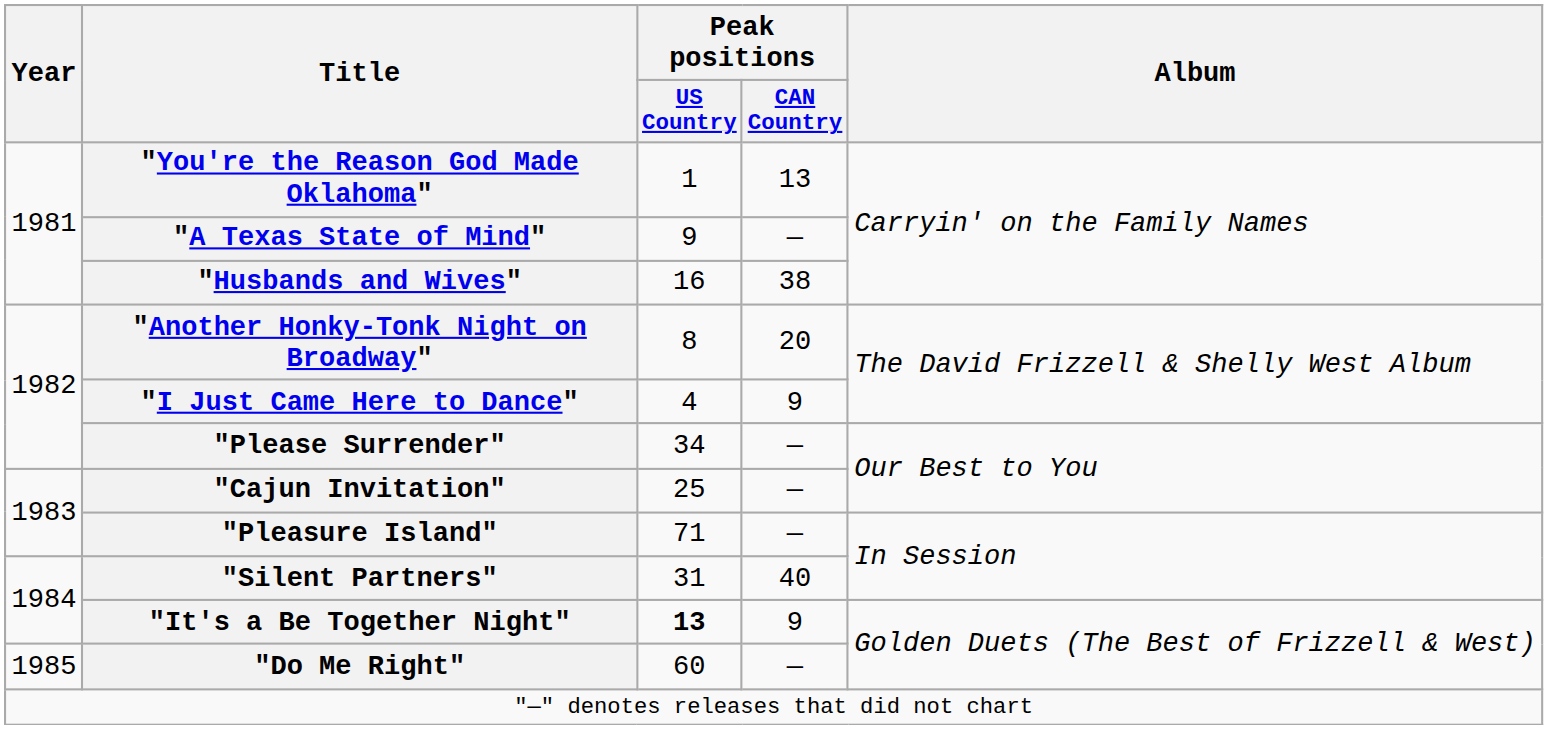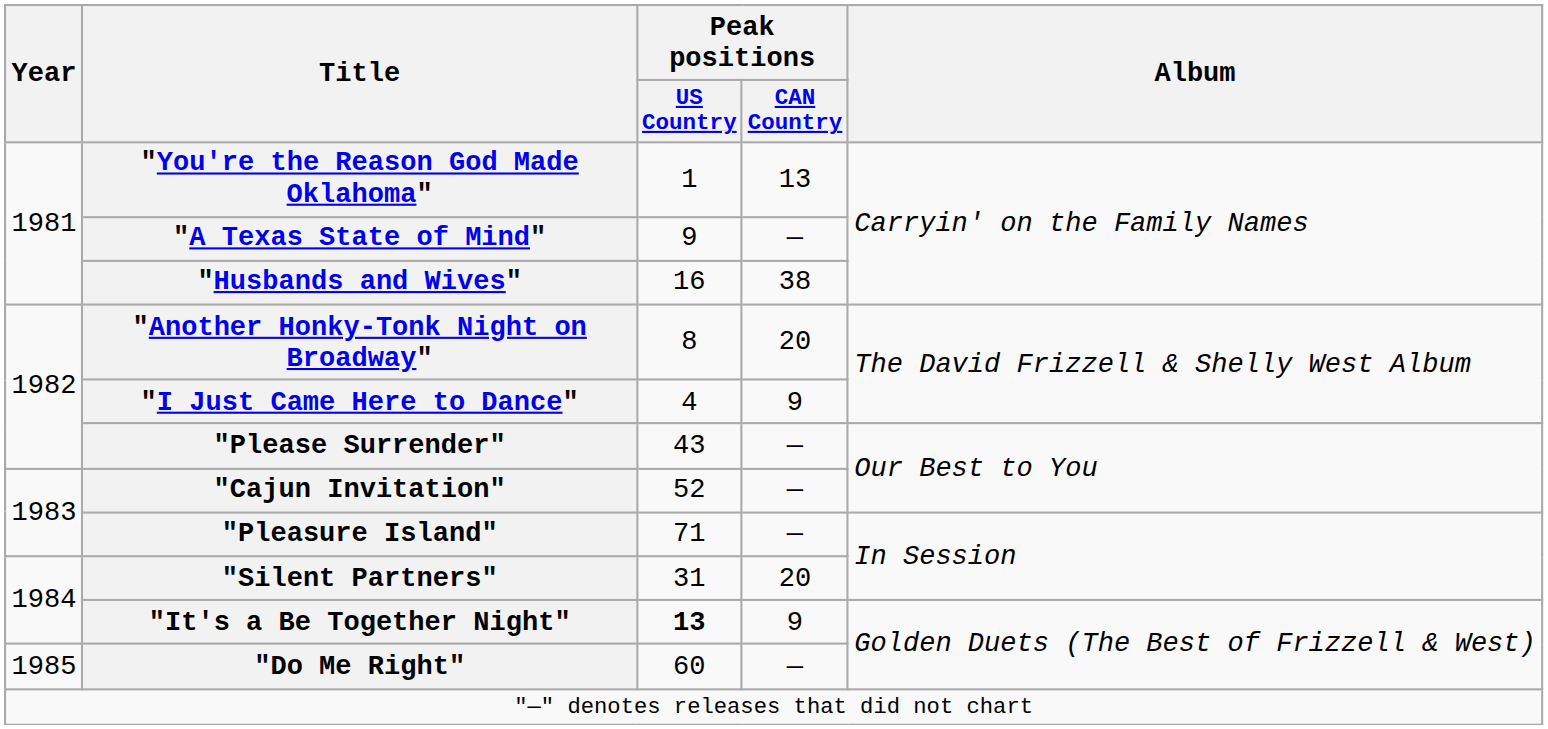(689, 446) 34 -> (689, 446) 43
(689, 490) 25 -> (689, 490) 52
(795, 578) 40 -> (795, 578) 20
